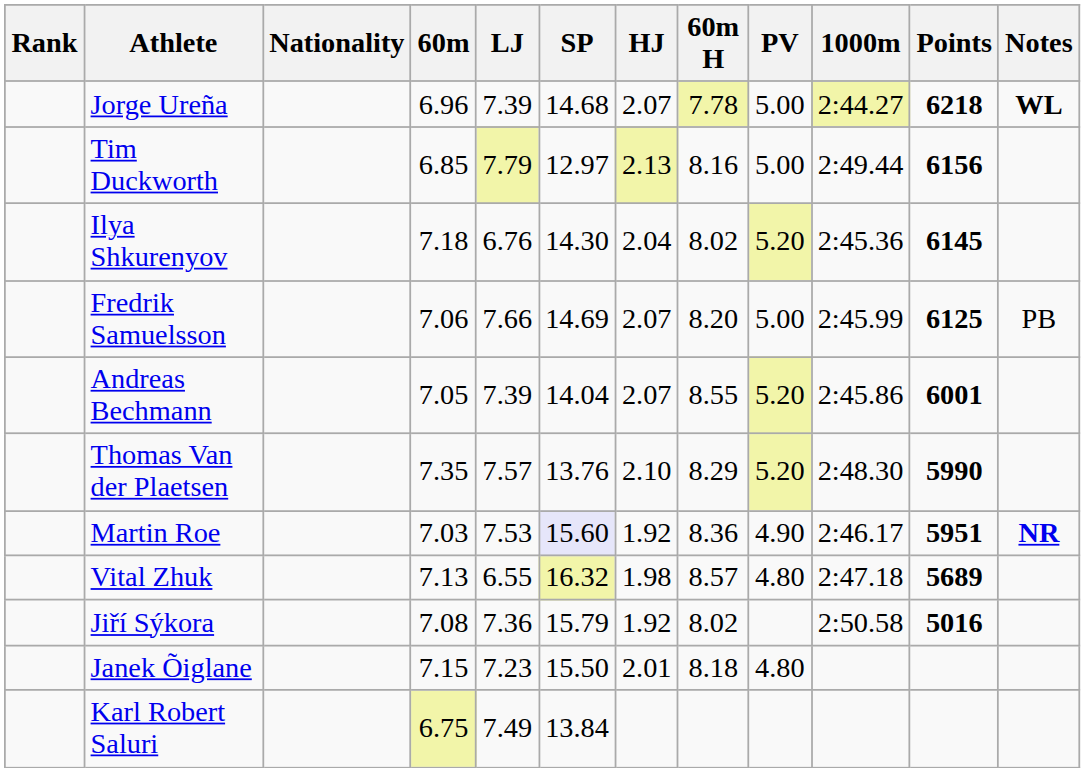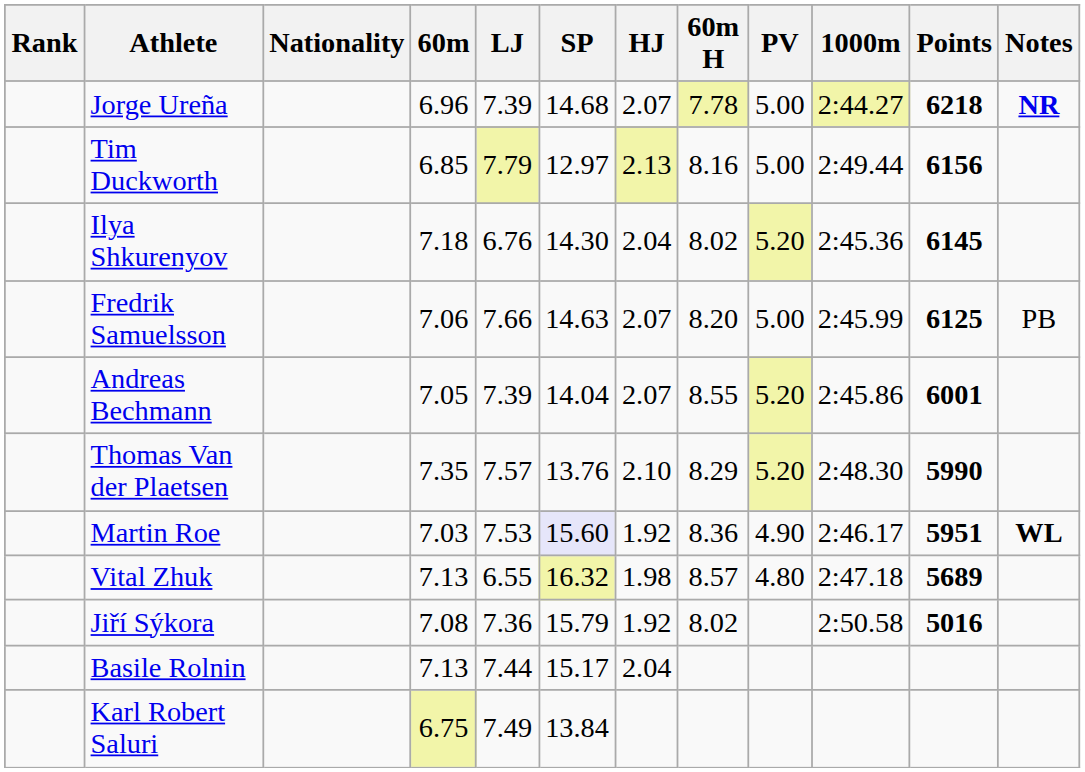(1039, 103) WL -> (1039, 103) NR
(577, 318) 14.69 -> (577, 318) 14.63
(1039, 532) NR -> (1039, 532) WL
- row: (171, 667)
+ row: (168, 667)
